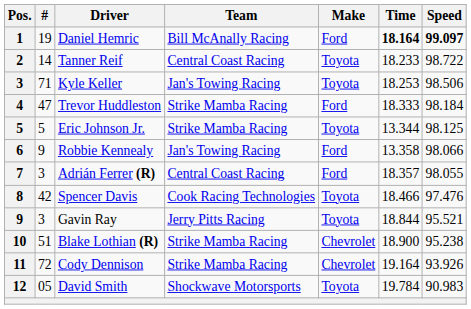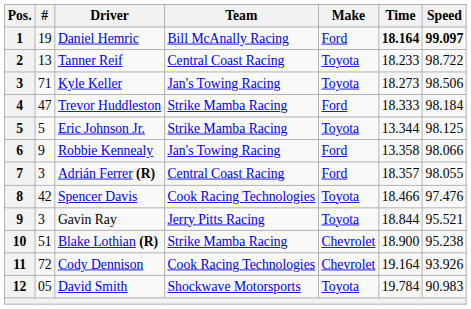(45, 61) 14 -> (45, 61) 13
(400, 83) 18.253 -> (400, 83) 18.273
(227, 264) Strike Mamba Racing -> (241, 264) Cook Racing Technologies
